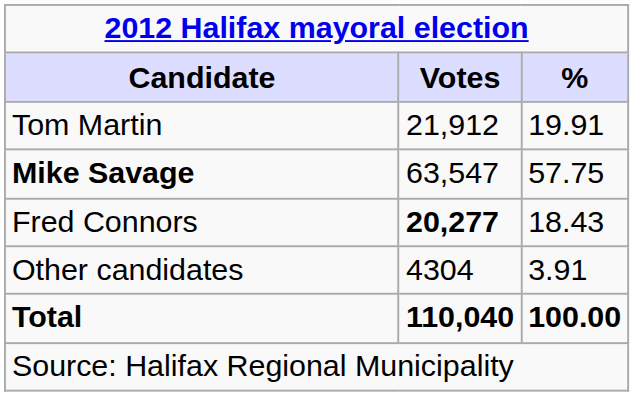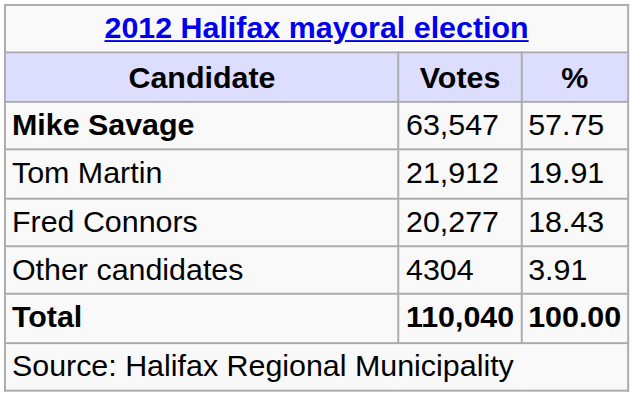rows swapped: (103, 173) <-> (87, 125)
(452, 221) bold -> (452, 221) normal
